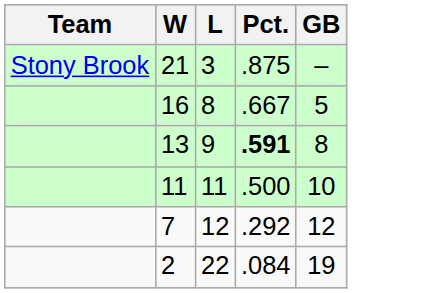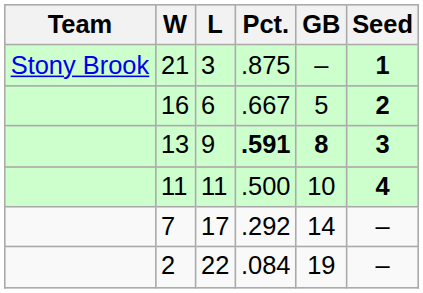+ column: (383, 24)
(208, 105) 8 -> (208, 105) 6
(321, 145) normal -> (321, 145) bold
(215, 226) 12 -> (215, 226) 17
(321, 226) 12 -> (321, 226) 14
